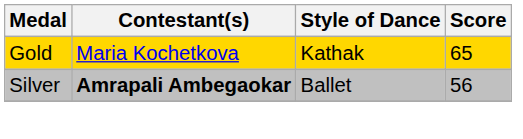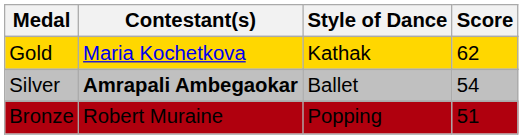(461, 52) 65 -> (468, 52) 62
(461, 85) 56 -> (468, 85) 54
+ row: (42, 117)
